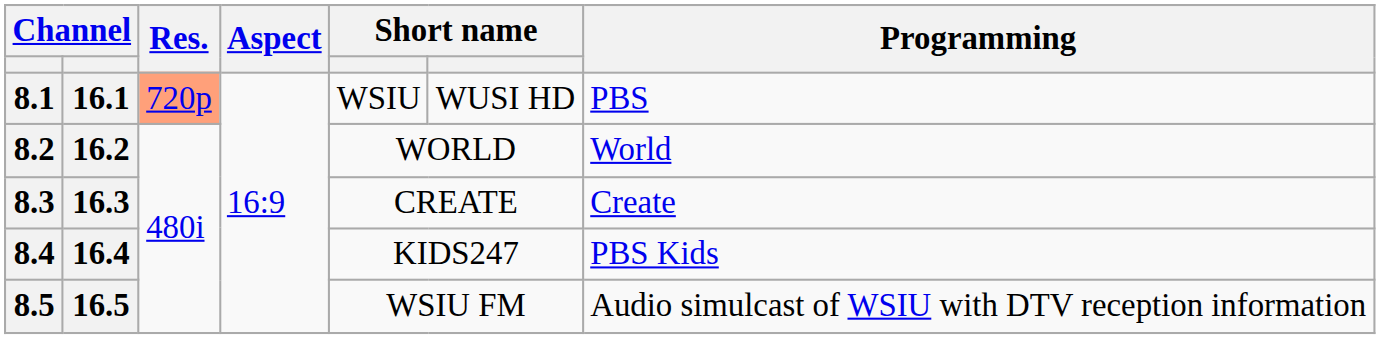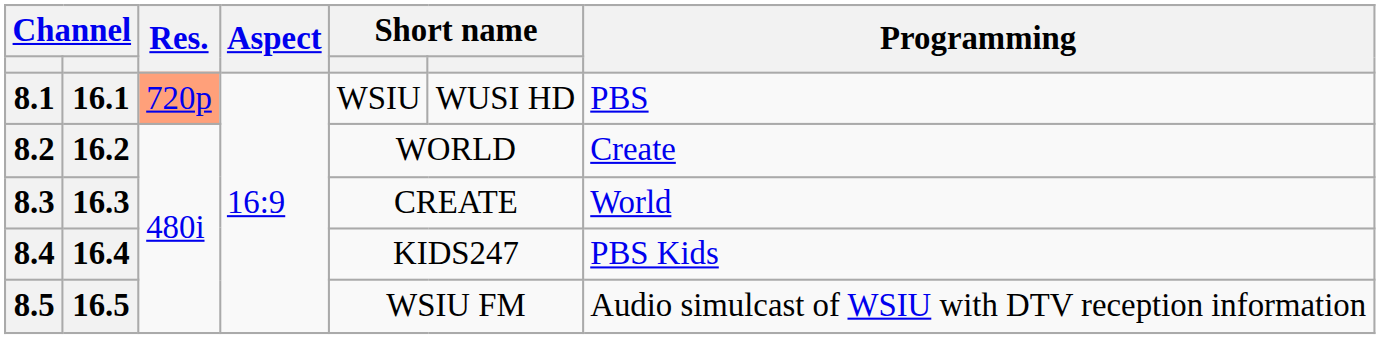(631, 149) World -> (633, 149) Create
(633, 201) Create -> (631, 201) World
